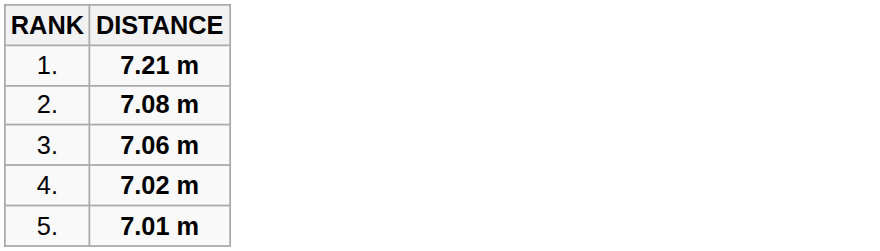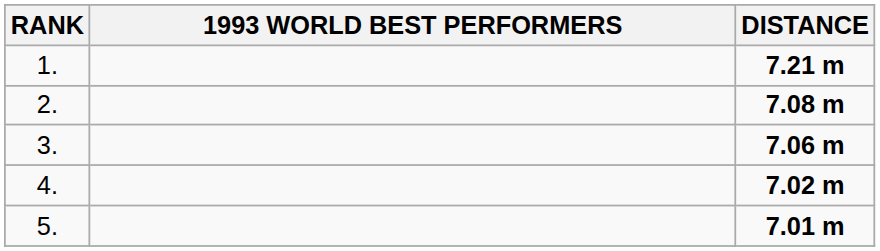+ column: (413, 25)
